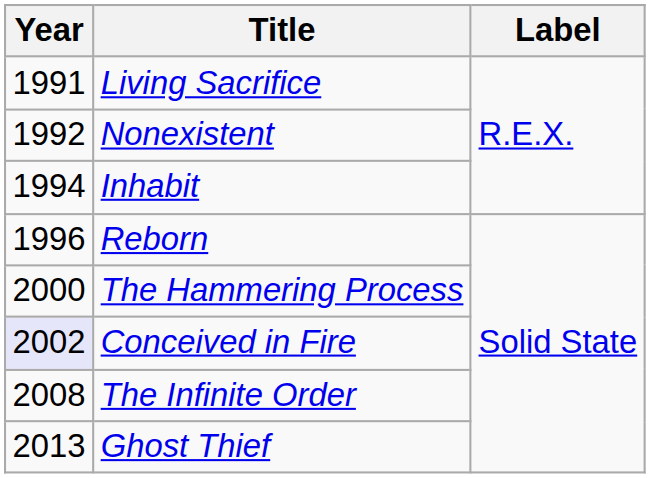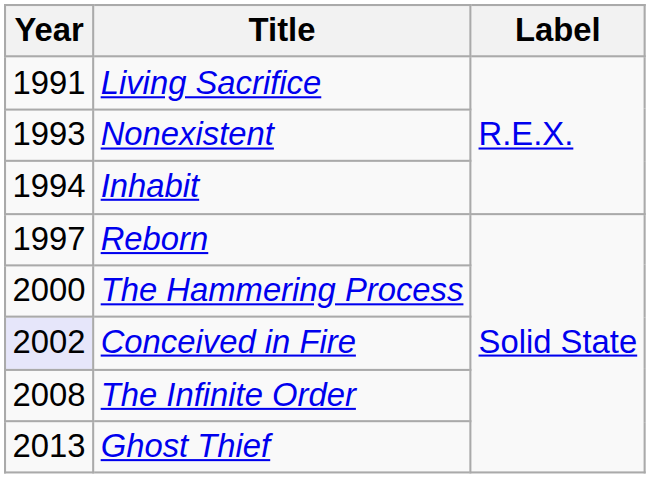(49, 134) 1992 -> (49, 134) 1993
(49, 238) 1996 -> (49, 238) 1997
